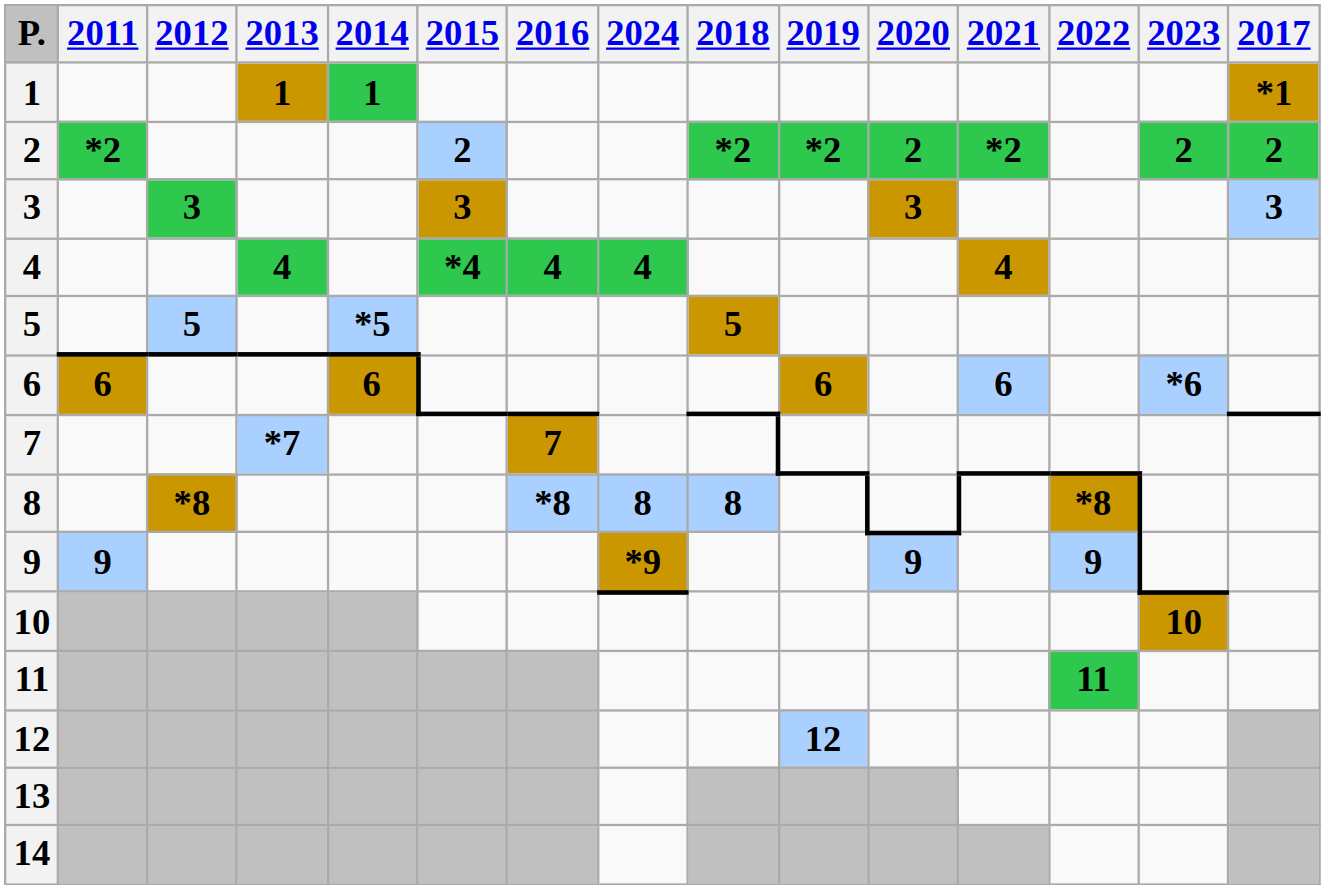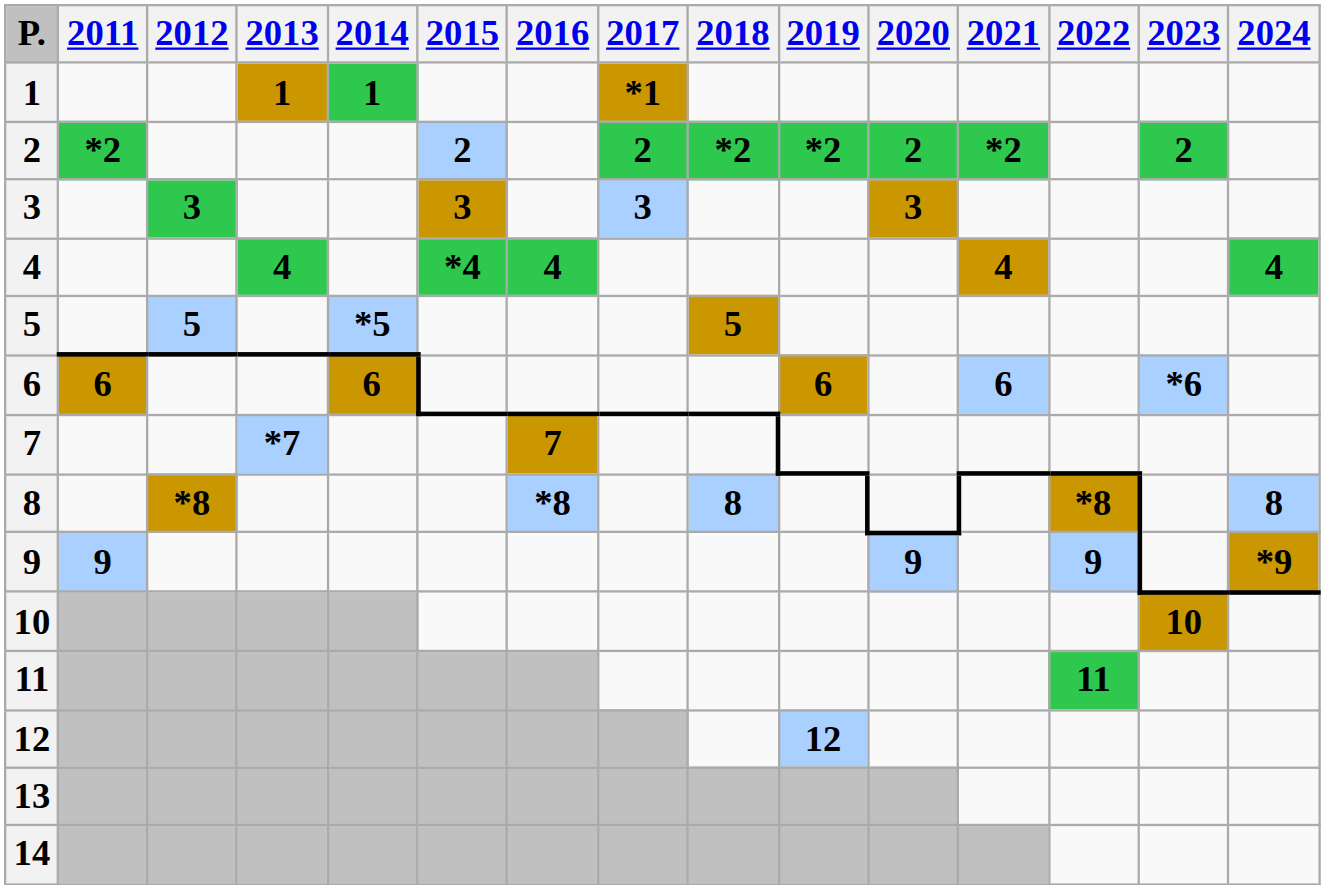columns swapped: (1274, 33) <-> (643, 33)
